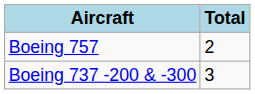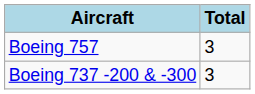(209, 46) 2 -> (209, 46) 3
